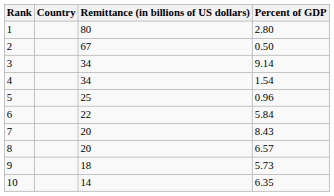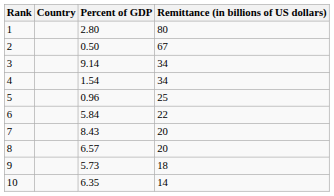columns swapped: (165, 13) <-> (291, 13)
